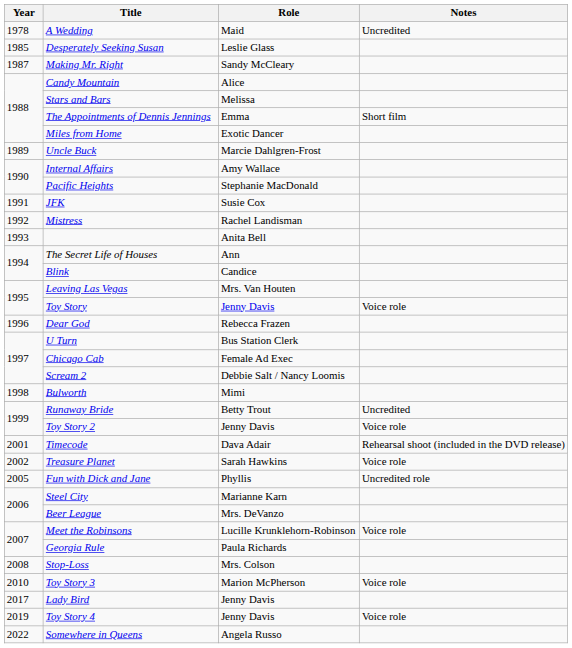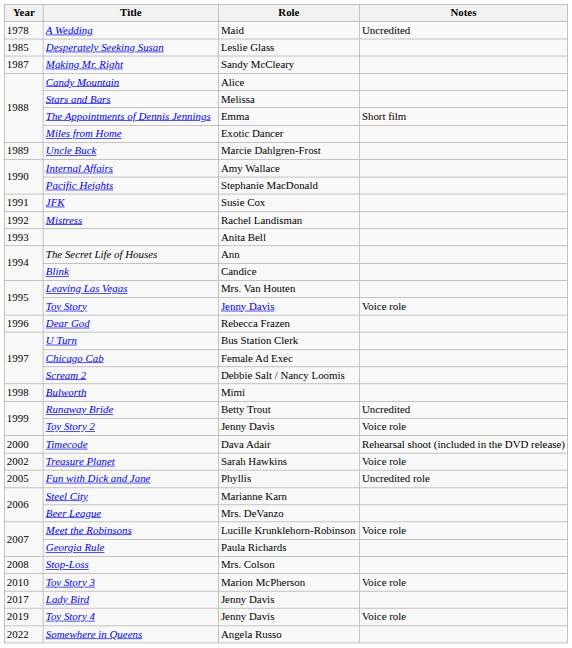(18, 444) 2001 -> (18, 444) 2000
